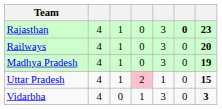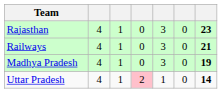(185, 29) bold -> (185, 29) normal
(206, 46) 20 -> (206, 46) 21
(206, 79) 15 -> (206, 79) 14
- row: (26, 96)
